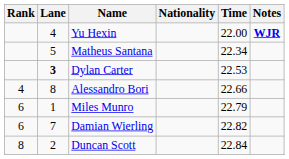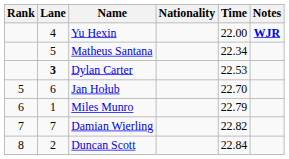- row: (110, 88)
+ row: (95, 88)
(21, 126) 6 -> (21, 126) 7
